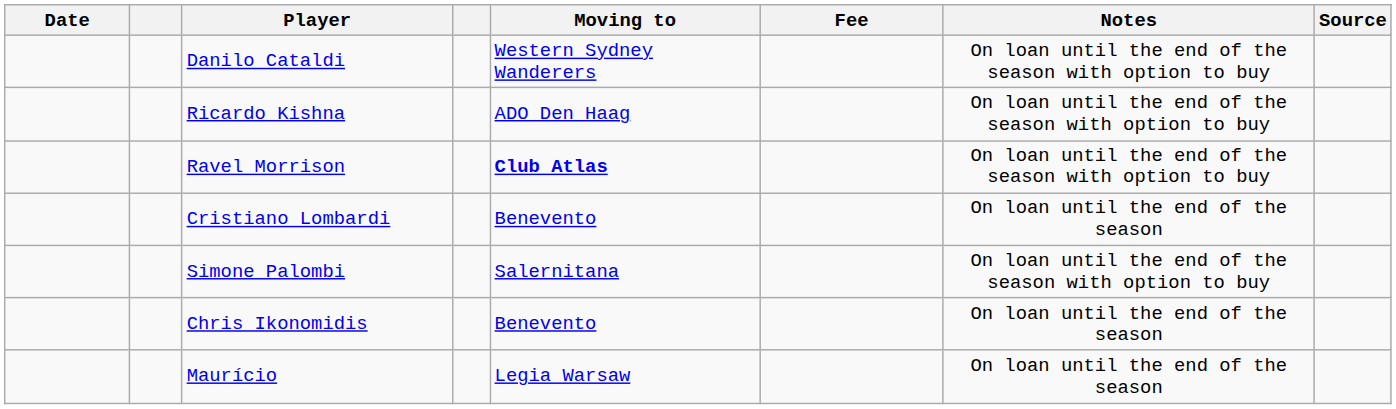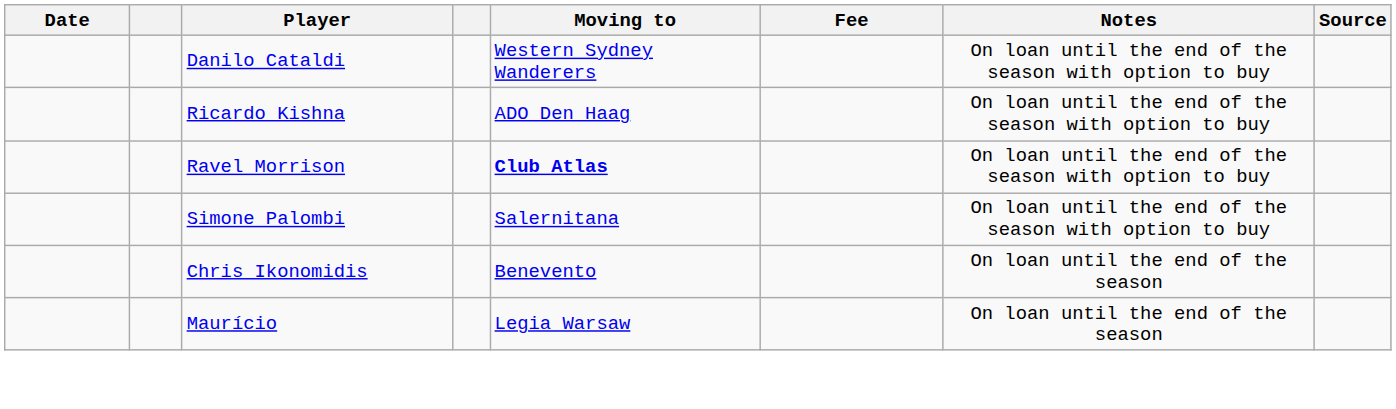- row: (288, 219)
